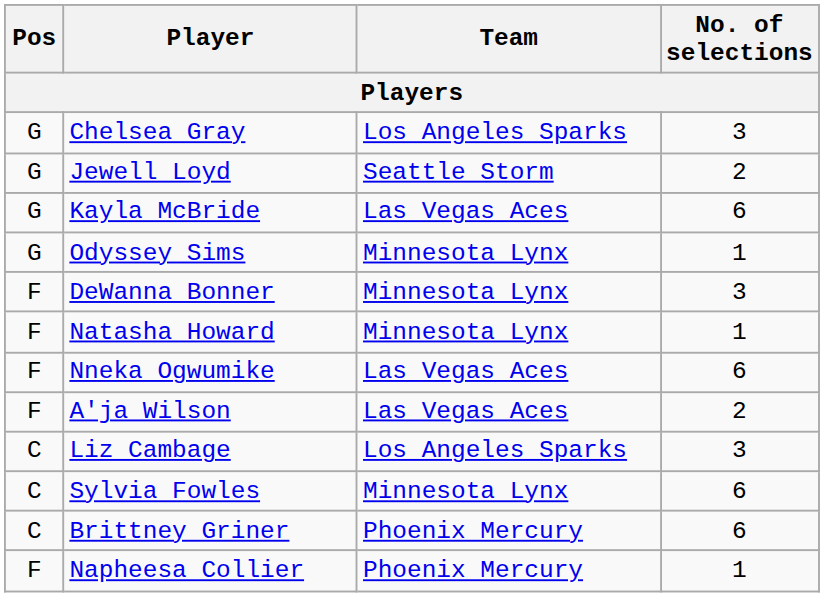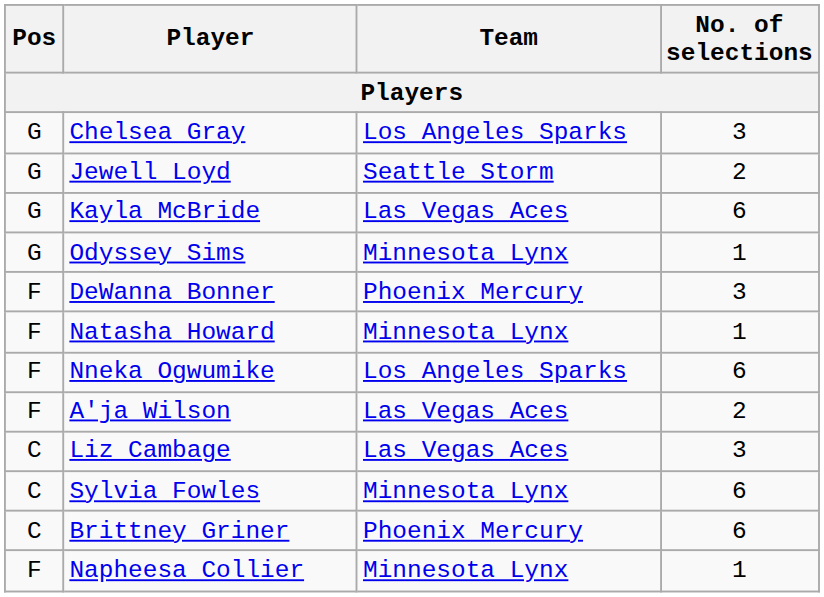(466, 292) Minnesota Lynx -> (473, 292) Phoenix Mercury
(466, 372) Las Vegas Aces -> (495, 372) Los Angeles Sparks
(495, 451) Los Angeles Sparks -> (466, 451) Las Vegas Aces
(473, 571) Phoenix Mercury -> (466, 571) Minnesota Lynx
